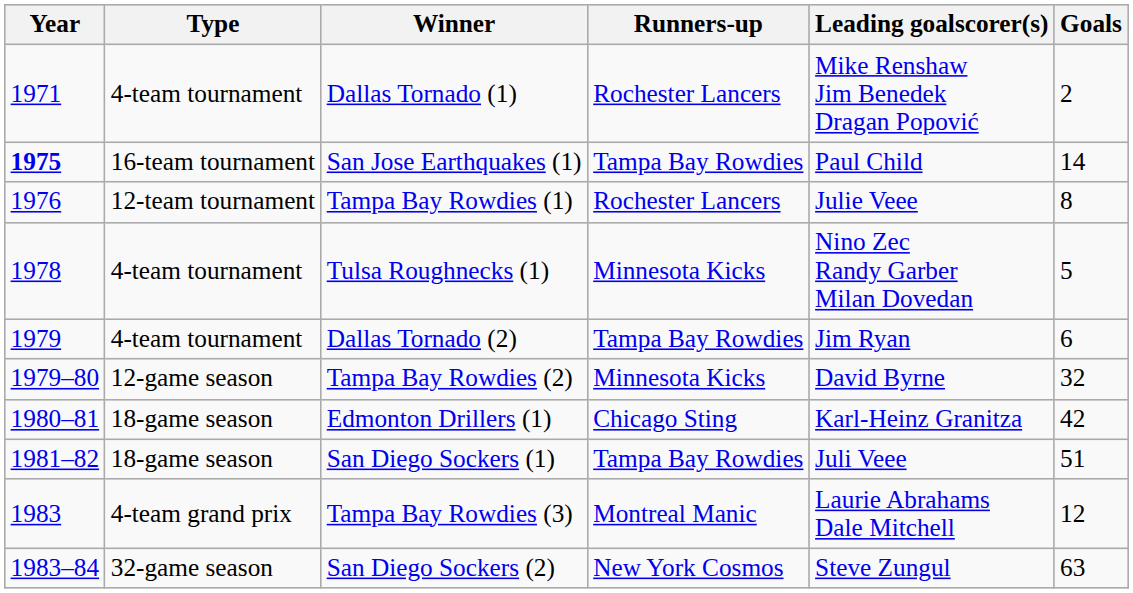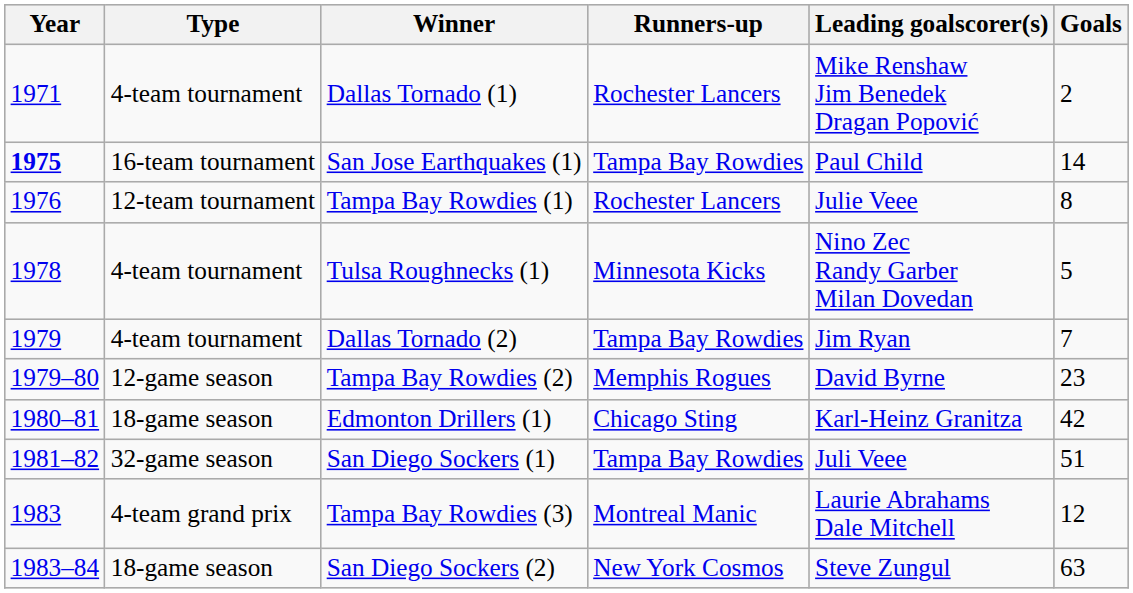(1066, 338) 6 -> (1066, 338) 7
(679, 378) Minnesota Kicks -> (682, 378) Memphis Rogues
(1073, 378) 32 -> (1073, 378) 23
(192, 459) 18-game season -> (192, 459) 32-game season
(192, 567) 32-game season -> (192, 567) 18-game season
